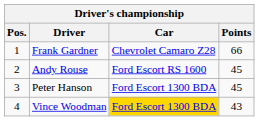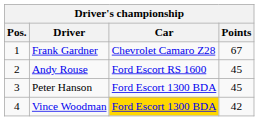(236, 51) 66 -> (236, 51) 67
(236, 106) 43 -> (236, 106) 42
